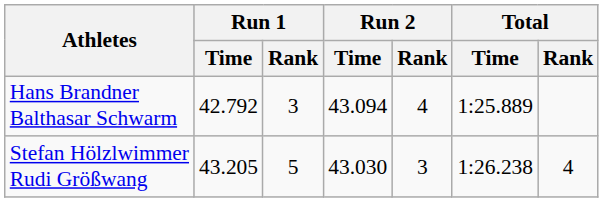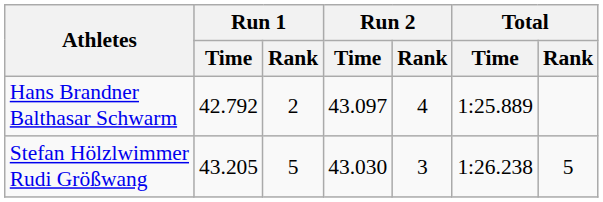(293, 106) 3 -> (293, 106) 2
(358, 106) 43.094 -> (358, 106) 43.097
(568, 166) 4 -> (568, 166) 5
